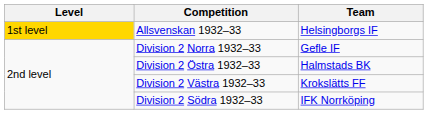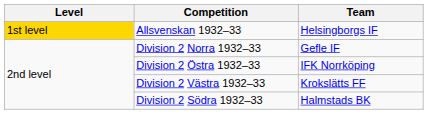(336, 65) Halmstads BK -> (338, 65) IFK Norrköping
(338, 100) IFK Norrköping -> (336, 100) Halmstads BK
